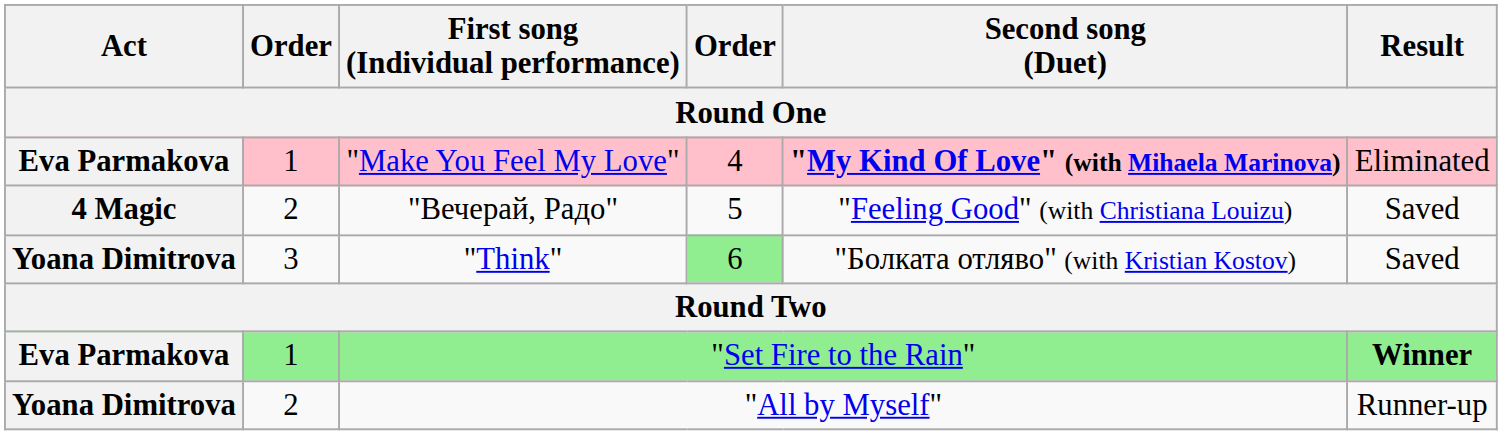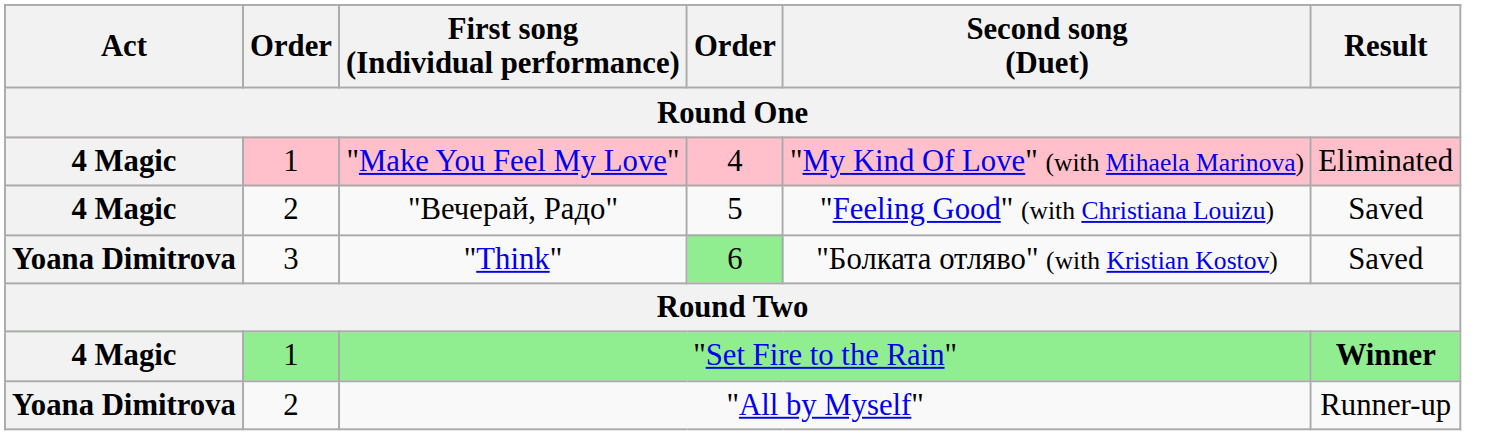(124, 160) Eva Parmakova -> (124, 160) 4 Magic
(1065, 160) bold -> (1047, 160) normal
(124, 355) Eva Parmakova -> (124, 355) 4 Magic
